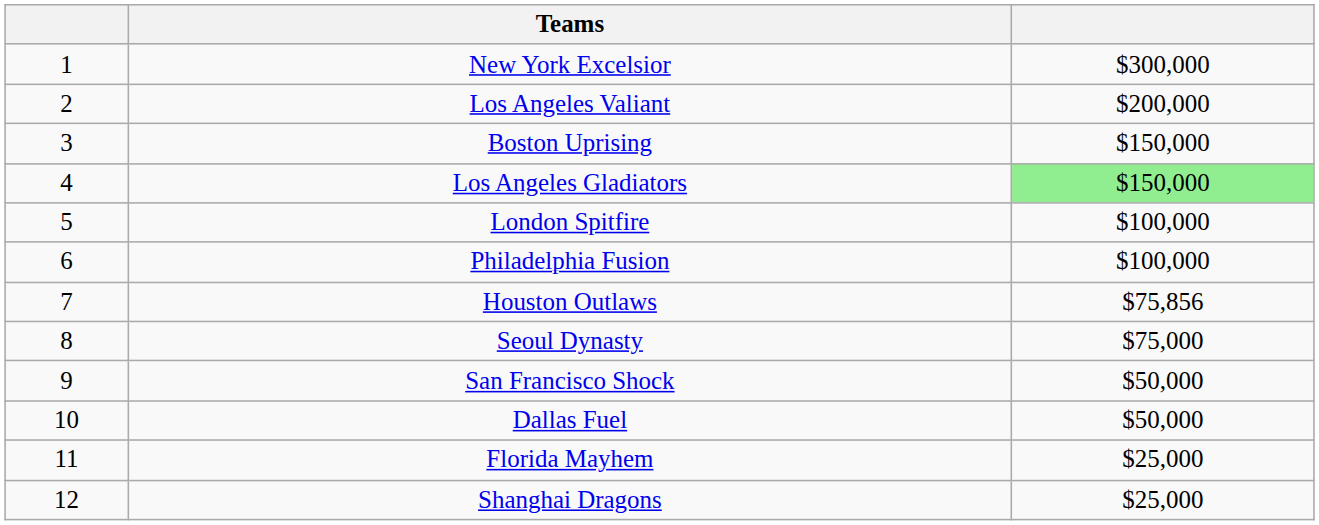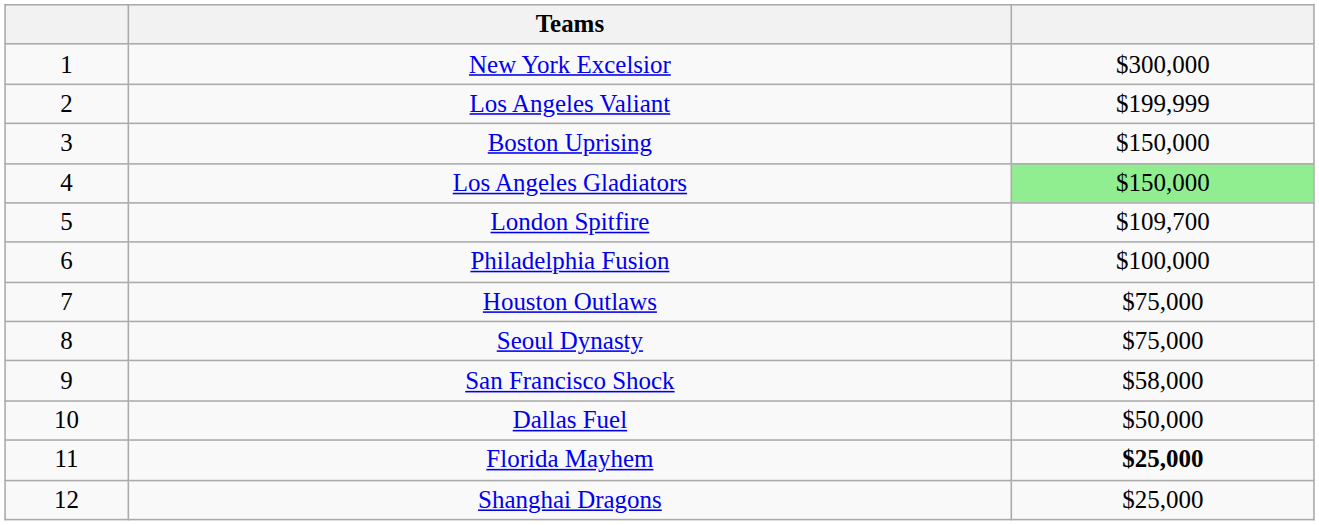(1163, 103) $200,000 -> (1163, 103) $199,999
(1163, 222) $100,000 -> (1163, 222) $109,700
(1163, 301) $75,856 -> (1163, 301) $75,000
(1163, 380) $50,000 -> (1163, 380) $58,000
(1163, 459) normal -> (1163, 459) bold
